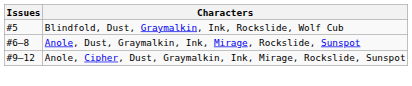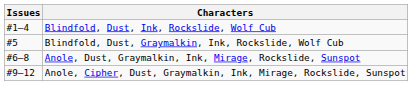+ row: (160, 27)
